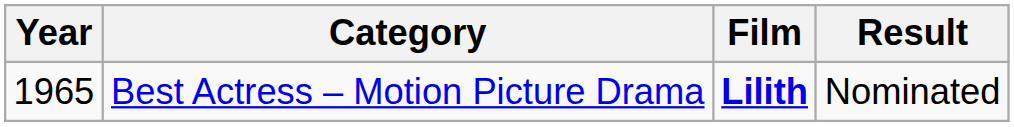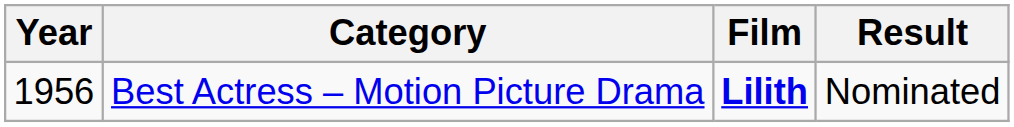(54, 90) 1965 -> (54, 90) 1956
